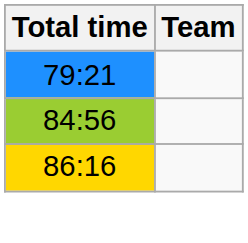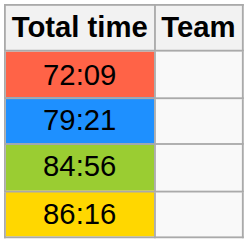+ row: (80, 74)
